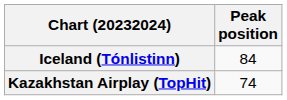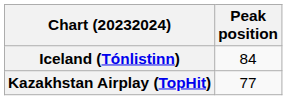(248, 82) 74 -> (248, 82) 77
